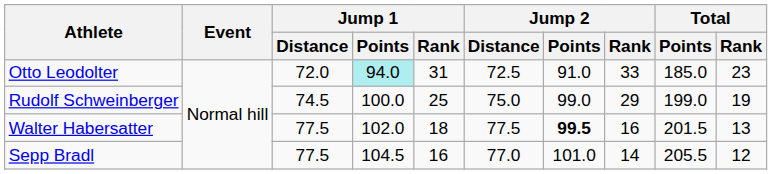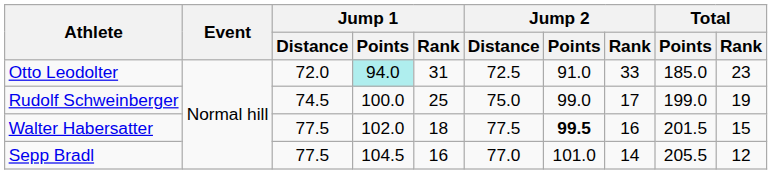(630, 101) 29 -> (630, 101) 17
(741, 128) 13 -> (741, 128) 15
